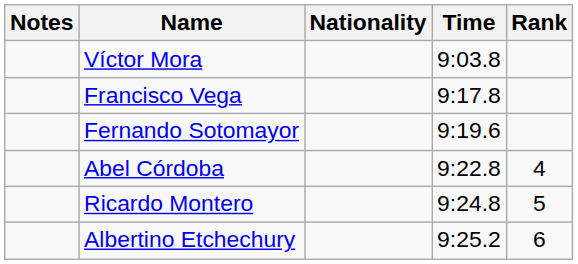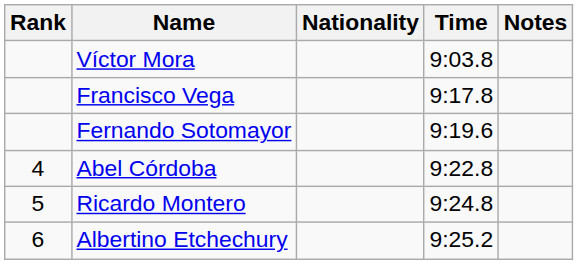columns swapped: (539, 22) <-> (42, 22)
